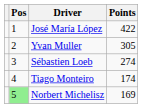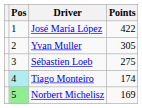(128, 62) 274 -> (128, 62) 275
(14, 79) no background -> (14, 79) paleturquoise background
